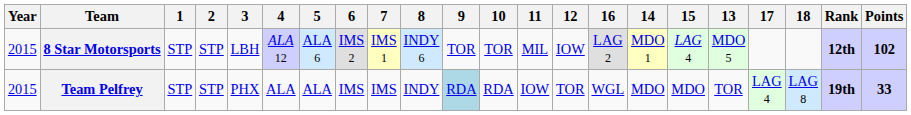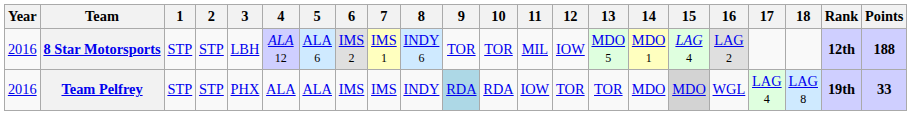columns swapped: (728, 16) <-> (608, 16)
(22, 49) 2015 -> (22, 49) 2016
(884, 49) 102 -> (884, 49) 188
(22, 89) 2015 -> (22, 89) 2016
(688, 89) no background -> (689, 89) lightgrey background
